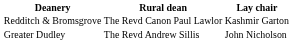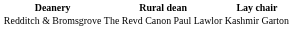- row: (35, 34)
